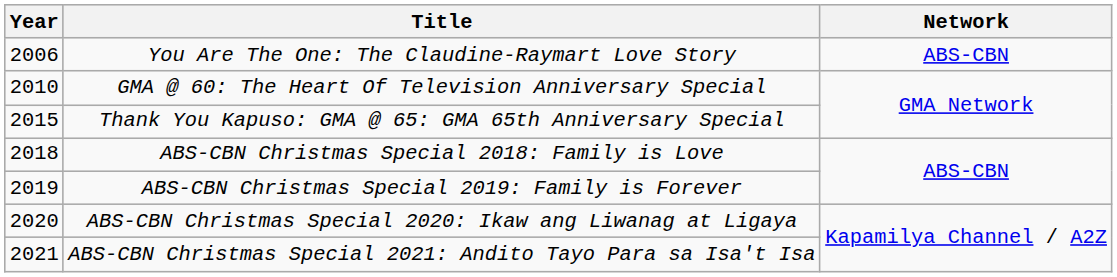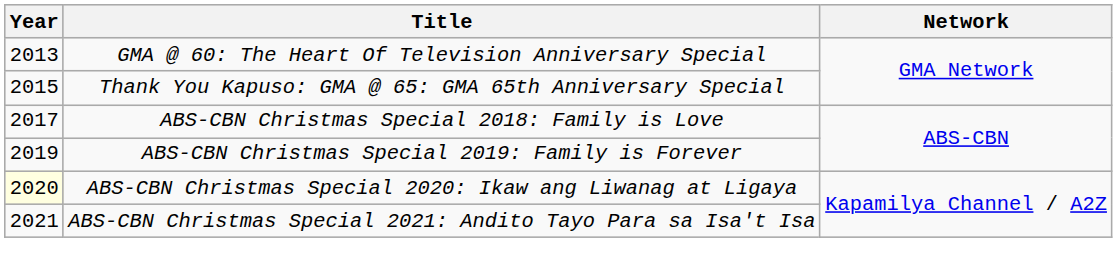- row: (442, 55)
(34, 88) 2010 -> (34, 55) 2013
(34, 154) 2018 -> (34, 121) 2017
(34, 221) no background -> (34, 188) lightyellow background
